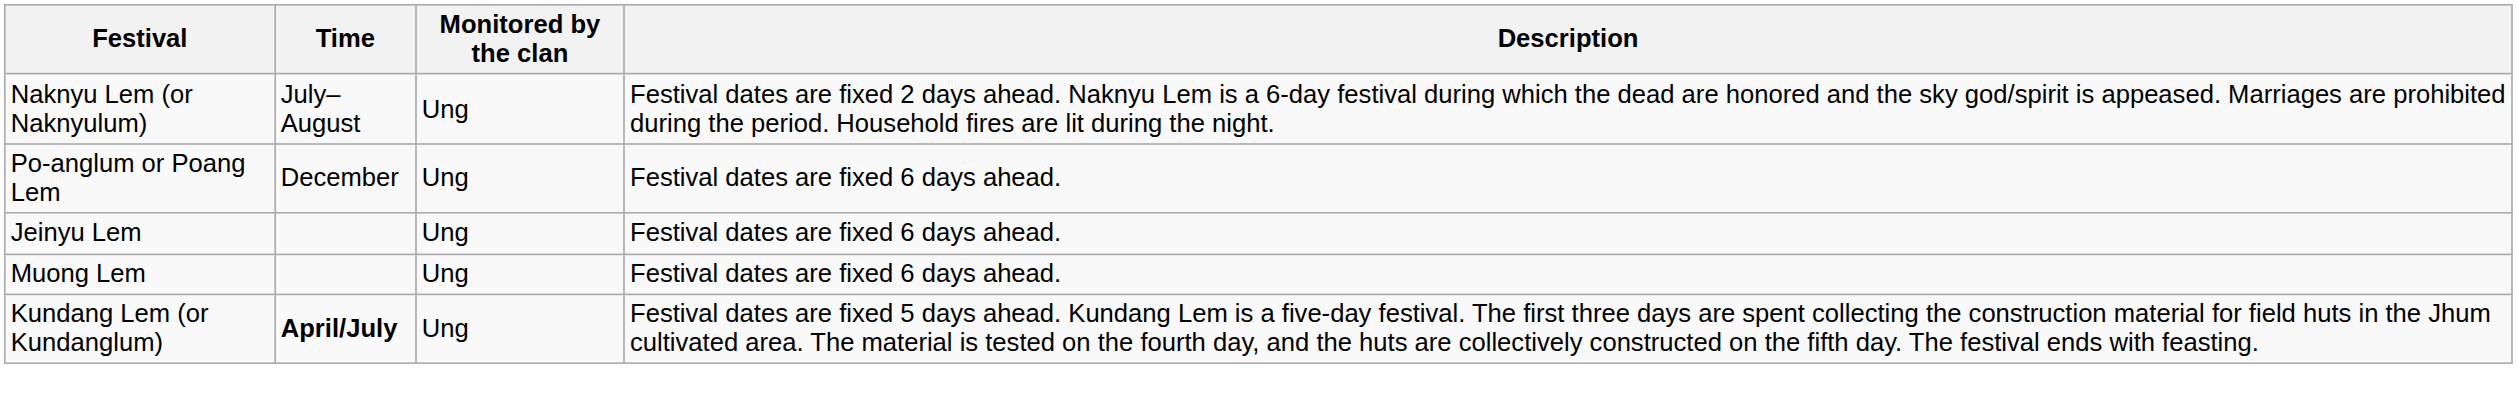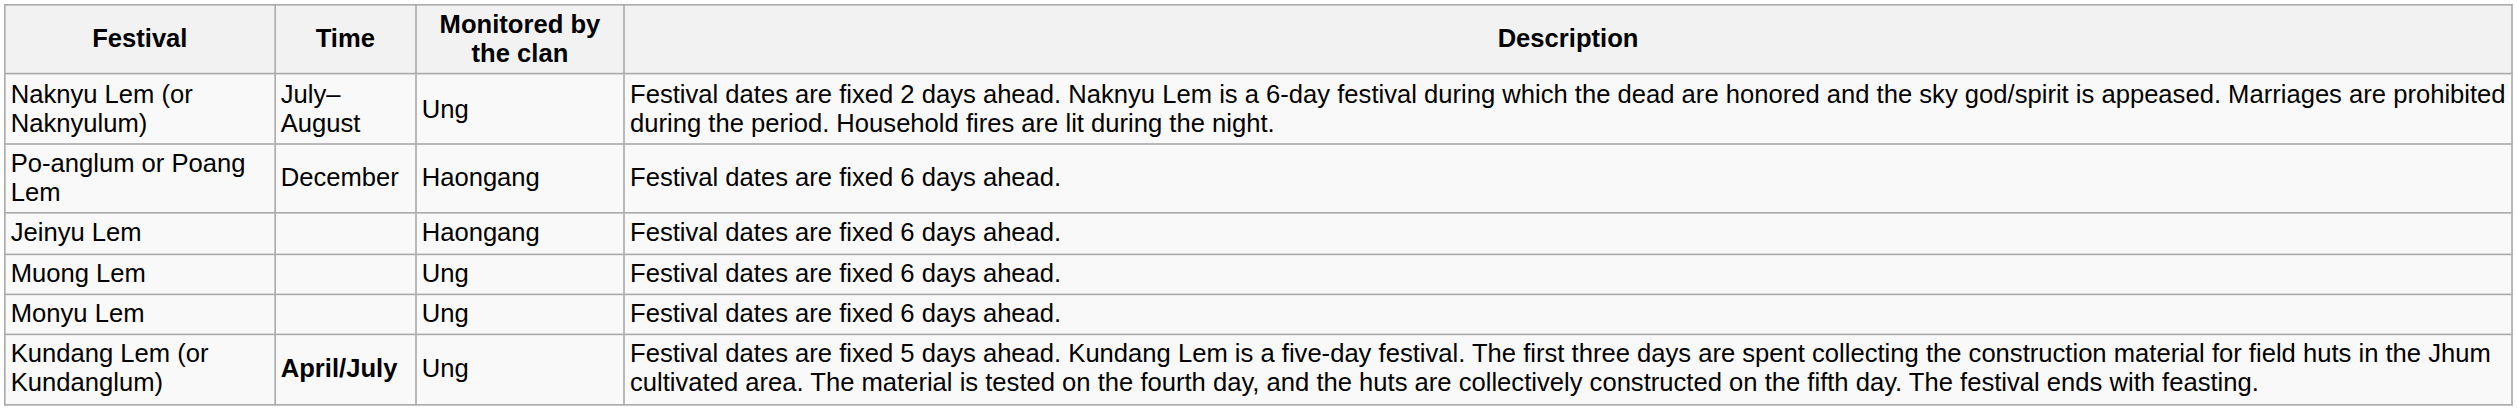(445, 178) Ung -> (481, 178) Haongang
(445, 233) Ung -> (481, 233) Haongang
+ row: (78, 314)
